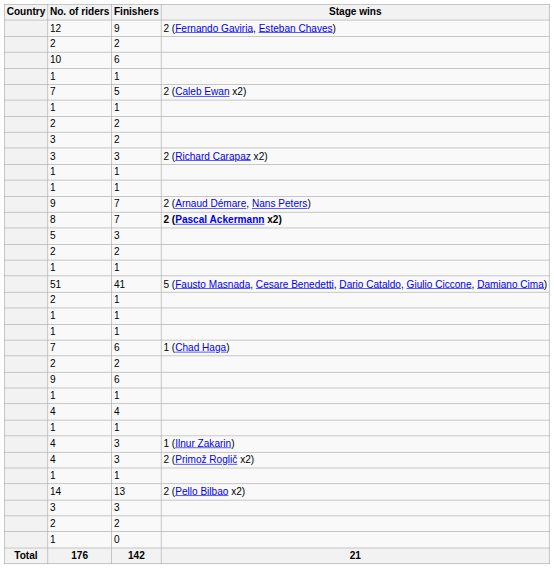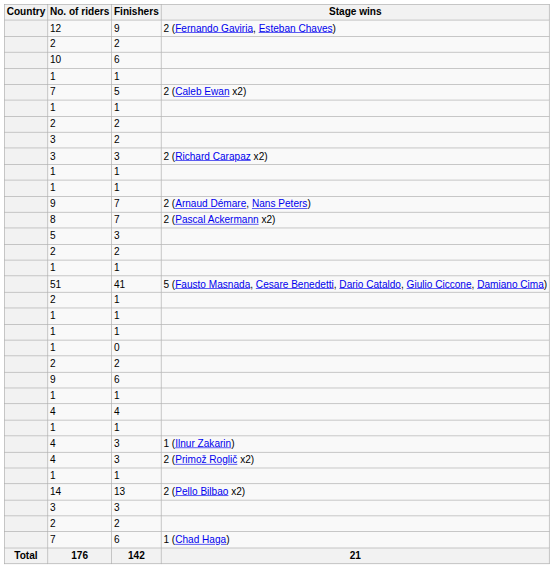(223, 220) bold -> (219, 220) normal
rows swapped: (53, 540) <-> (53, 348)
